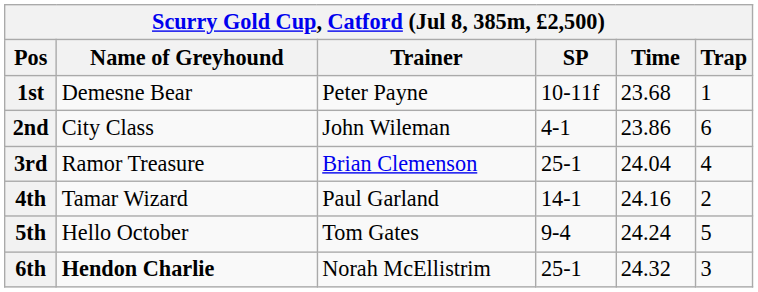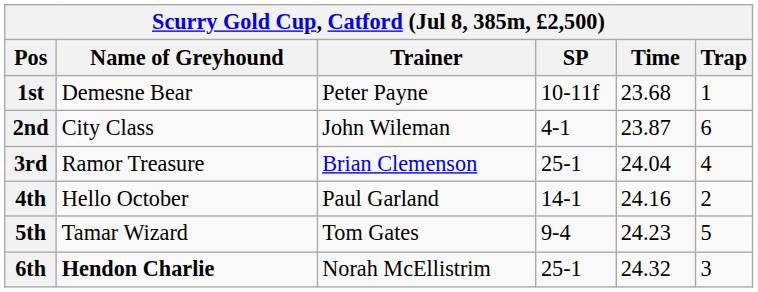(646, 127) 23.86 -> (646, 127) 23.87
(125, 198) Tamar Wizard -> (125, 198) Hello October
(125, 233) Hello October -> (125, 233) Tamar Wizard
(646, 233) 24.24 -> (646, 233) 24.23
